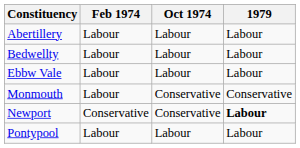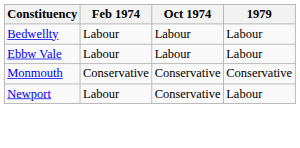- row: (35, 34)
(101, 93) Labour -> (116, 73) Conservative
(116, 113) Conservative -> (101, 93) Labour
(246, 113) bold -> (244, 93) normal
- row: (33, 133)
